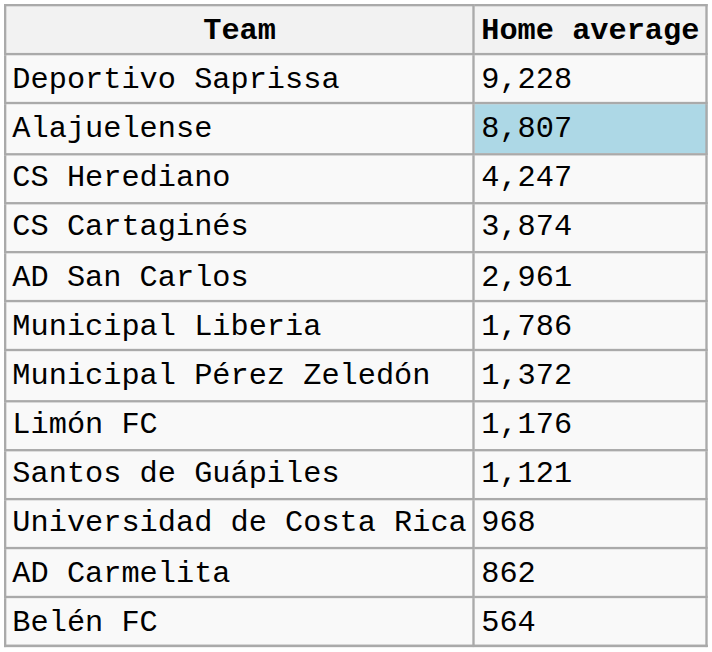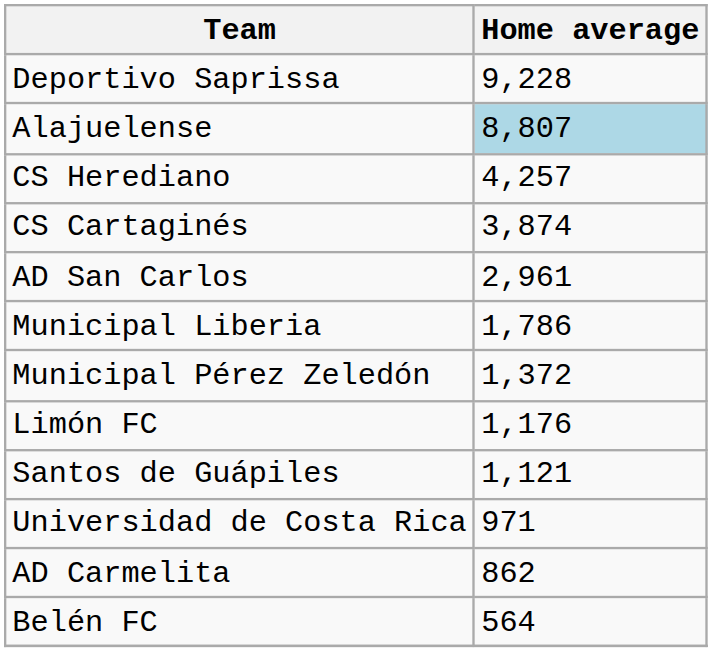(527, 178) 4,247 -> (527, 178) 4,257
(509, 524) 968 -> (509, 524) 971
